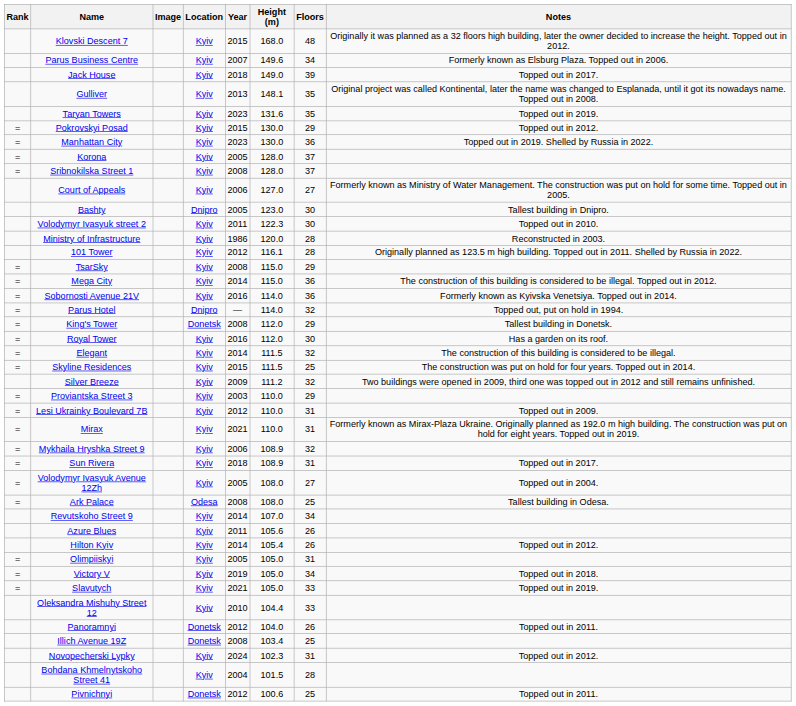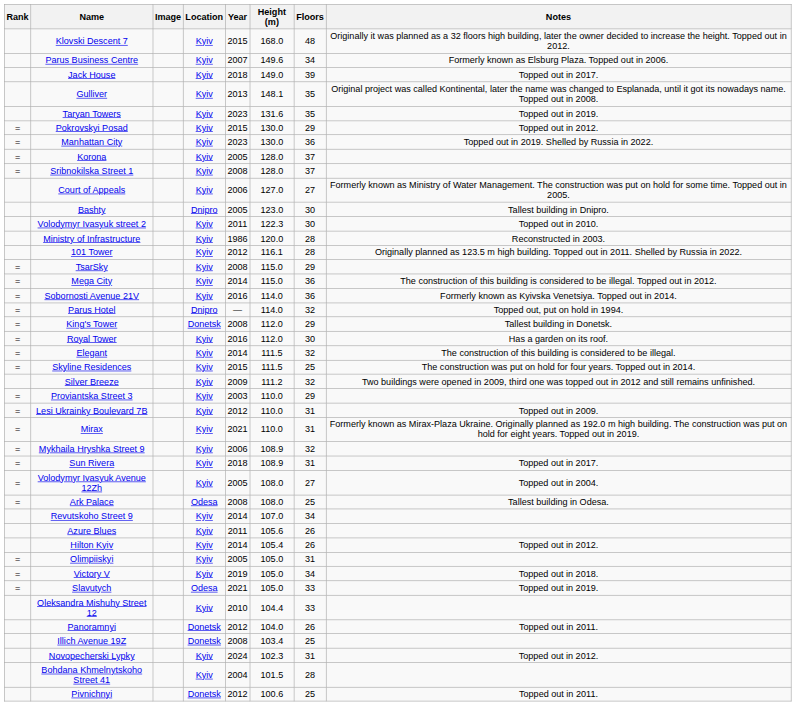(204, 588) Kyiv -> (204, 588) Odesa
